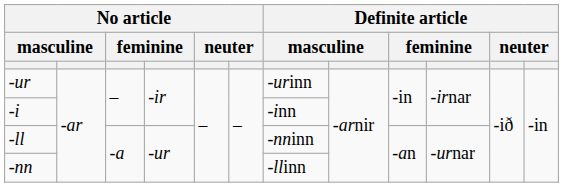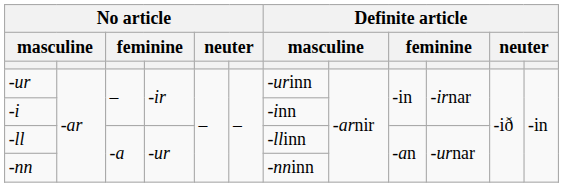(291, 139) -nninn -> (287, 139) -llinn
(287, 167) -llinn -> (291, 167) -nninn
